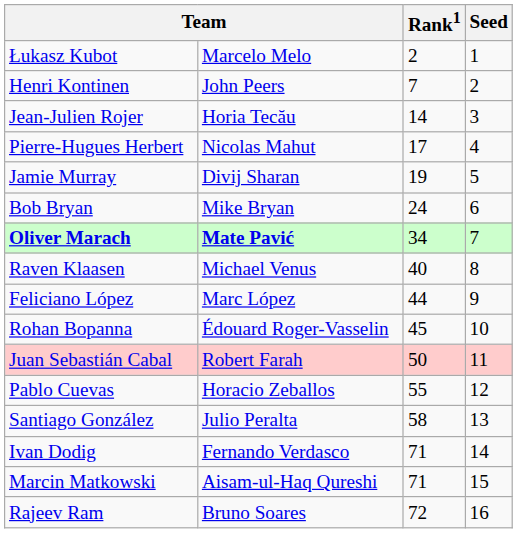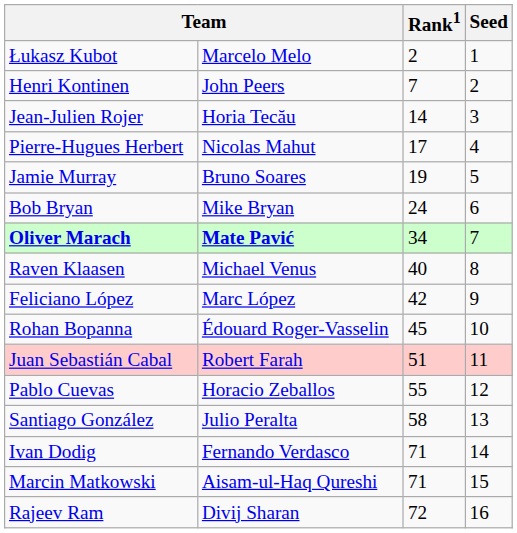(251, 177) Divij Sharan -> (254, 177) Bruno Soares
(417, 298) 44 -> (417, 298) 42
(417, 359) 50 -> (417, 359) 51
(254, 512) Bruno Soares -> (251, 512) Divij Sharan
